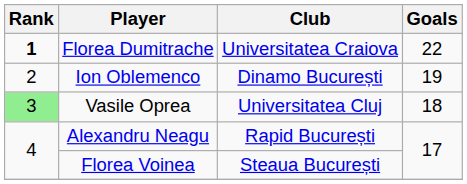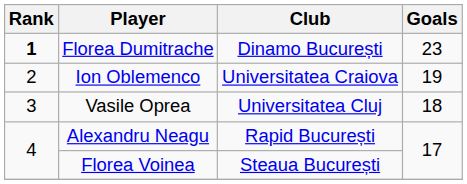(310, 48) Universitatea Craiova -> (310, 48) Dinamo București
(432, 48) 22 -> (432, 48) 23
(310, 77) Dinamo București -> (310, 77) Universitatea Craiova
(31, 106) lightgreen background -> (31, 106) no background
